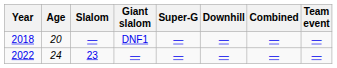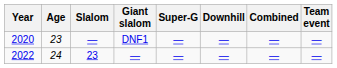(23, 39) 2018 -> (23, 39) 2020
(56, 39) 20 -> (56, 39) 23
